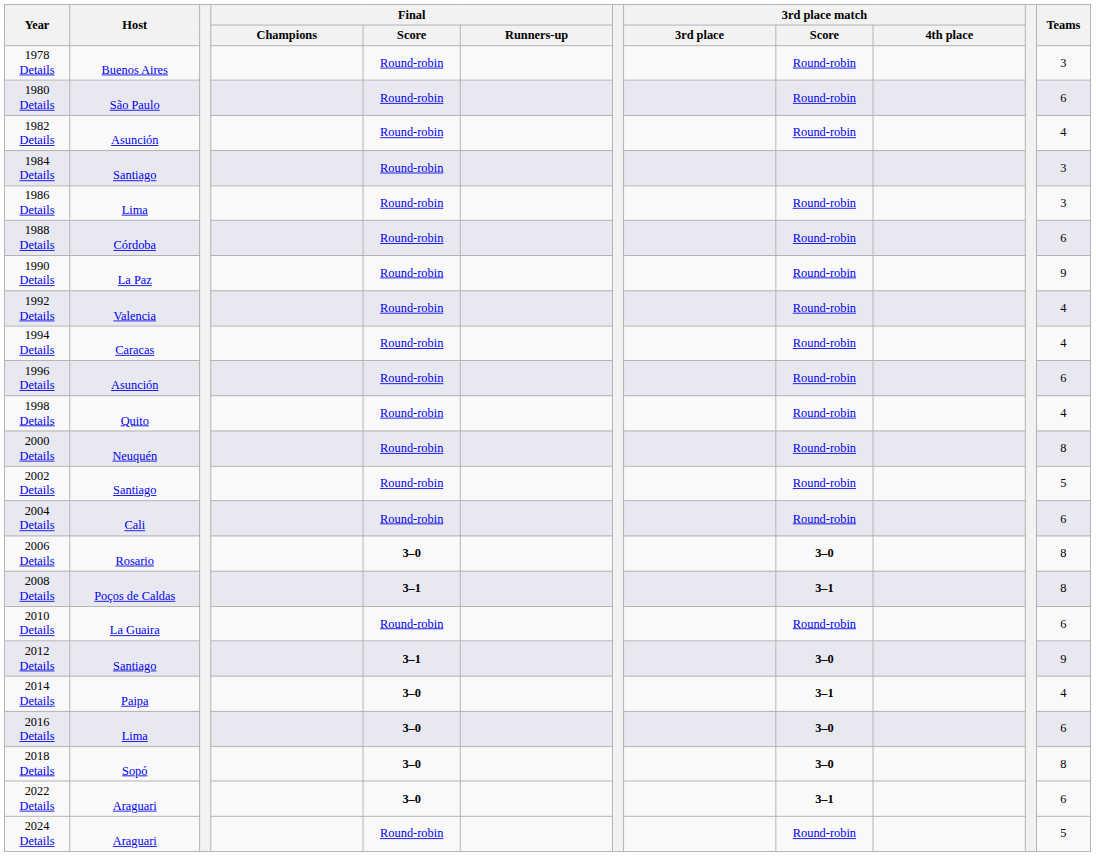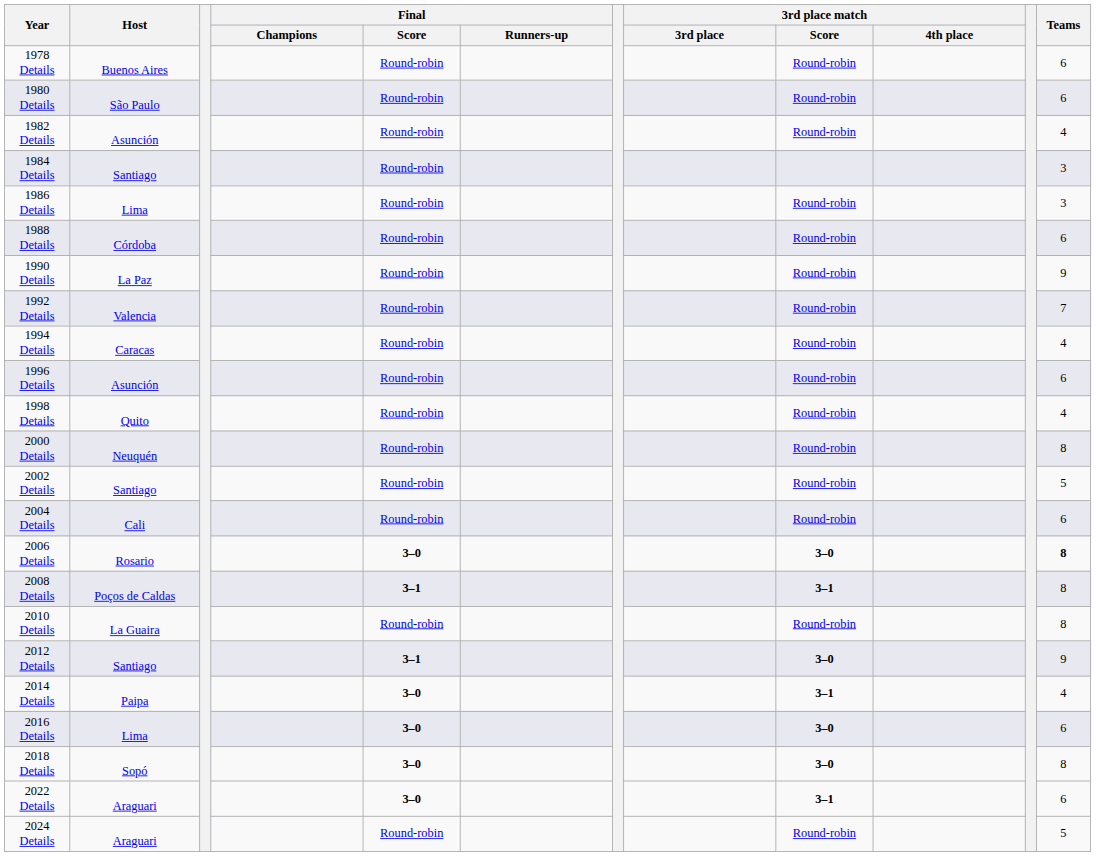(1063, 63) 3 -> (1063, 63) 6
(1063, 308) 4 -> (1063, 308) 7
(1063, 553) normal -> (1063, 553) bold
(1063, 623) 6 -> (1063, 623) 8
